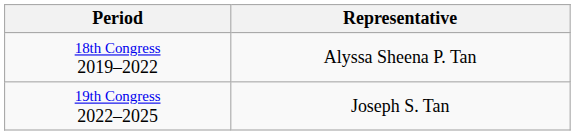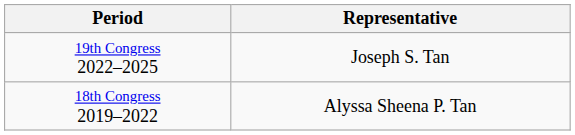rows swapped: (118, 58) <-> (118, 106)
